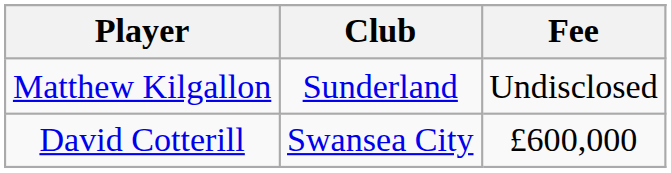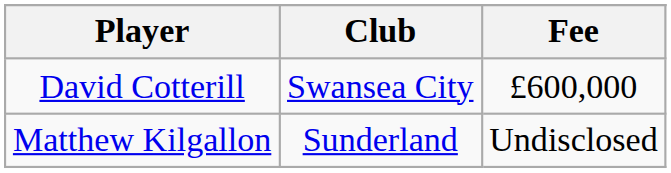rows swapped: (142, 139) <-> (142, 85)
